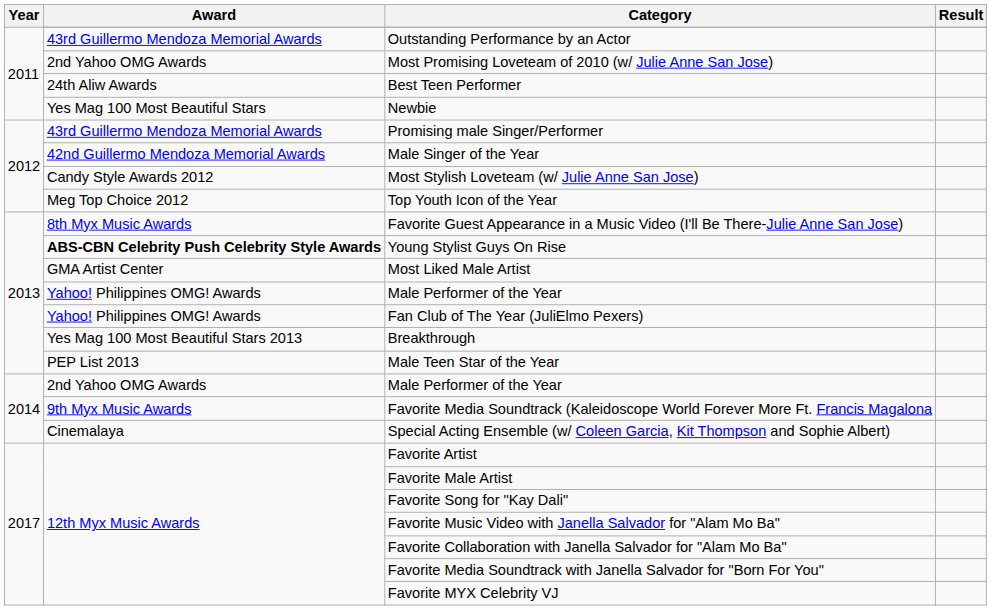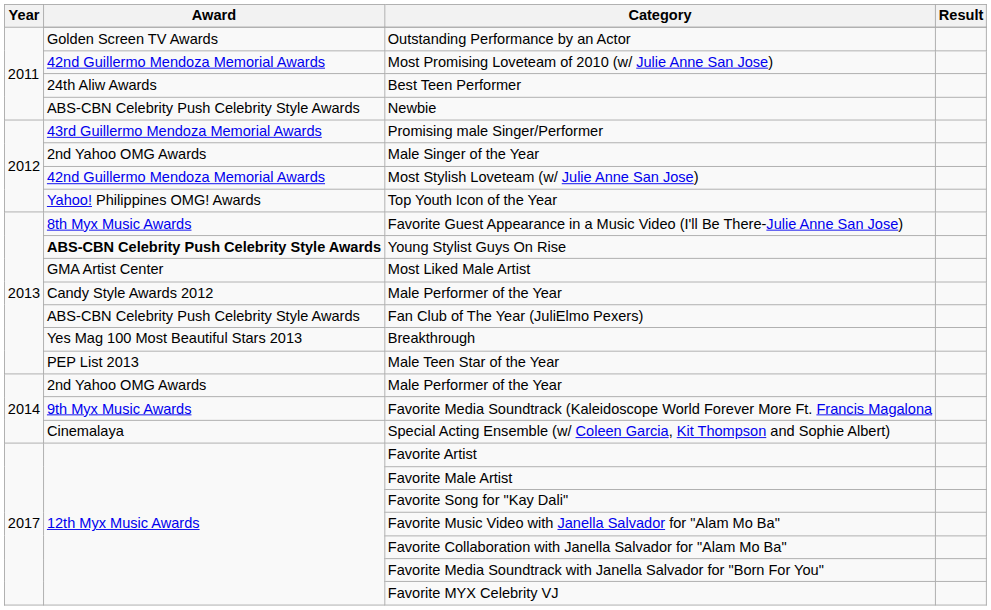(184, 39) 43rd Guillermo Mendoza Memorial Awards -> (132, 39) Golden Screen TV Awards
(127, 62) 2nd Yahoo OMG Awards -> (186, 62) 42nd Guillermo Mendoza Memorial Awards
(156, 108) Yes Mag 100 Most Beautiful Stars -> (203, 108) ABS-CBN Celebrity Push Celebrity Style Awards
(186, 154) 42nd Guillermo Mendoza Memorial Awards -> (127, 154) 2nd Yahoo OMG Awards
(130, 177) Candy Style Awards 2012 -> (186, 177) 42nd Guillermo Mendoza Memorial Awards
(118, 200) Meg Top Choice 2012 -> (154, 200) Yahoo! Philippines OMG! Awards
(154, 293) Yahoo! Philippines OMG! Awards -> (130, 293) Candy Style Awards 2012
(154, 316) Yahoo! Philippines OMG! Awards -> (203, 316) ABS-CBN Celebrity Push Celebrity Style Awards
